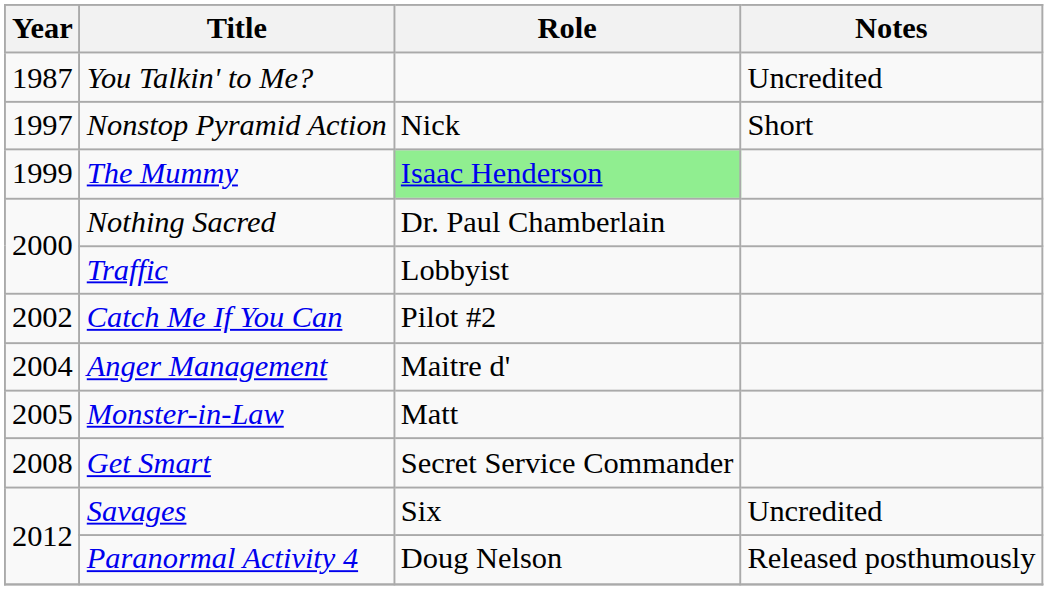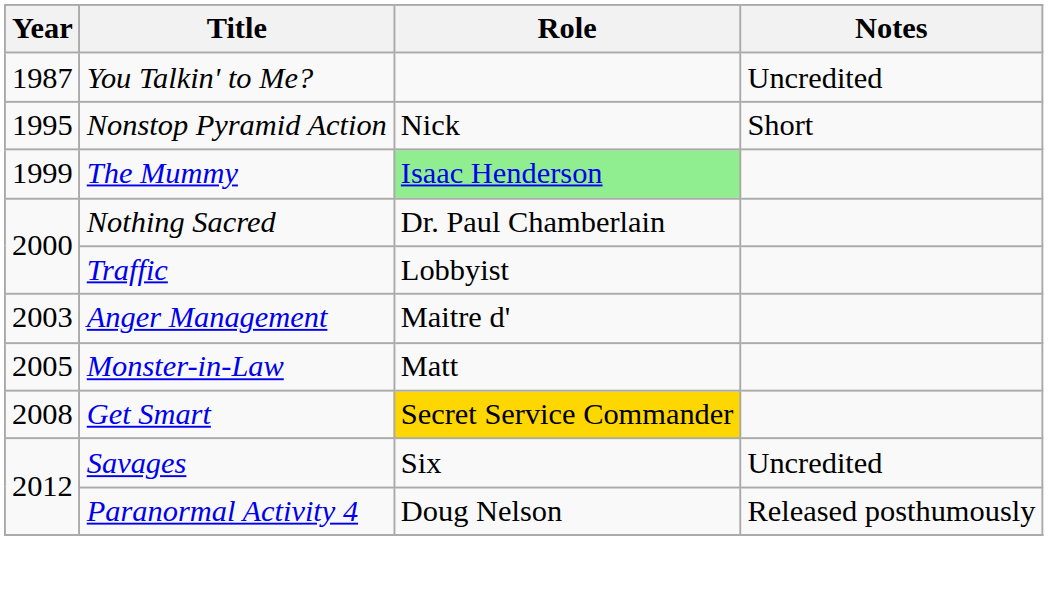(42, 125) 1997 -> (42, 125) 1995
- row: (215, 317)
(42, 366) 2004 -> (42, 317) 2003
(567, 462) no background -> (567, 414) gold background
